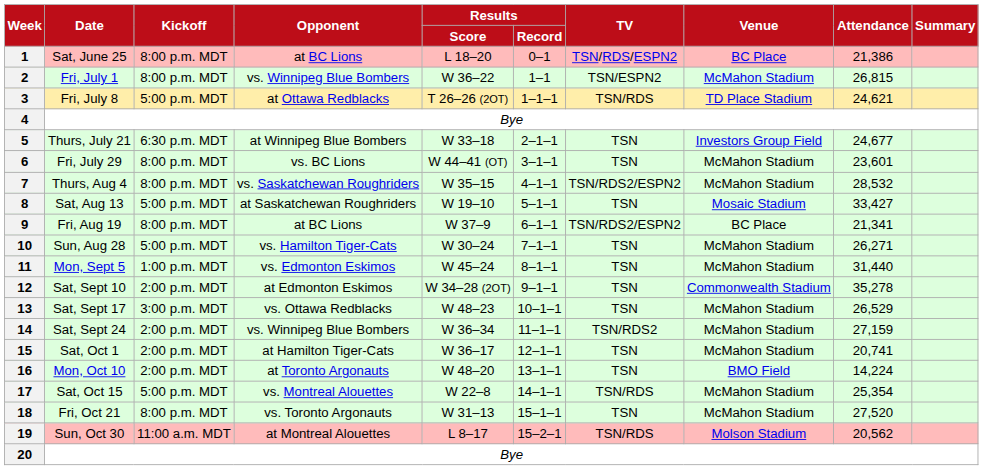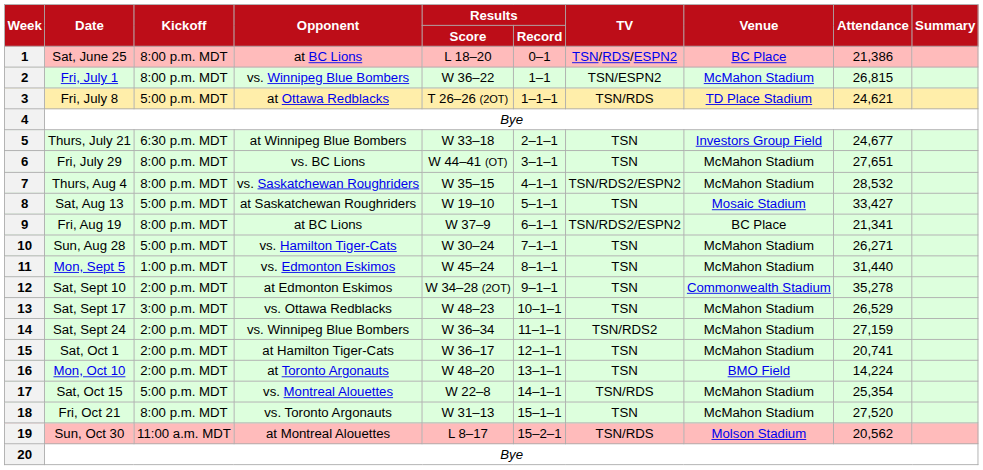(873, 162) 23,601 -> (873, 162) 27,651
